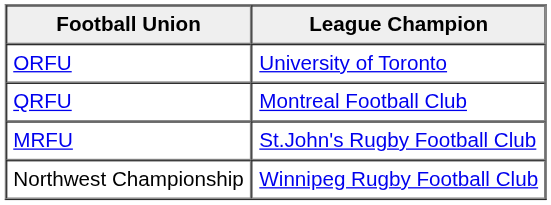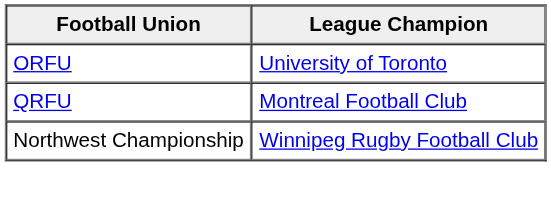- row: (43, 140)
